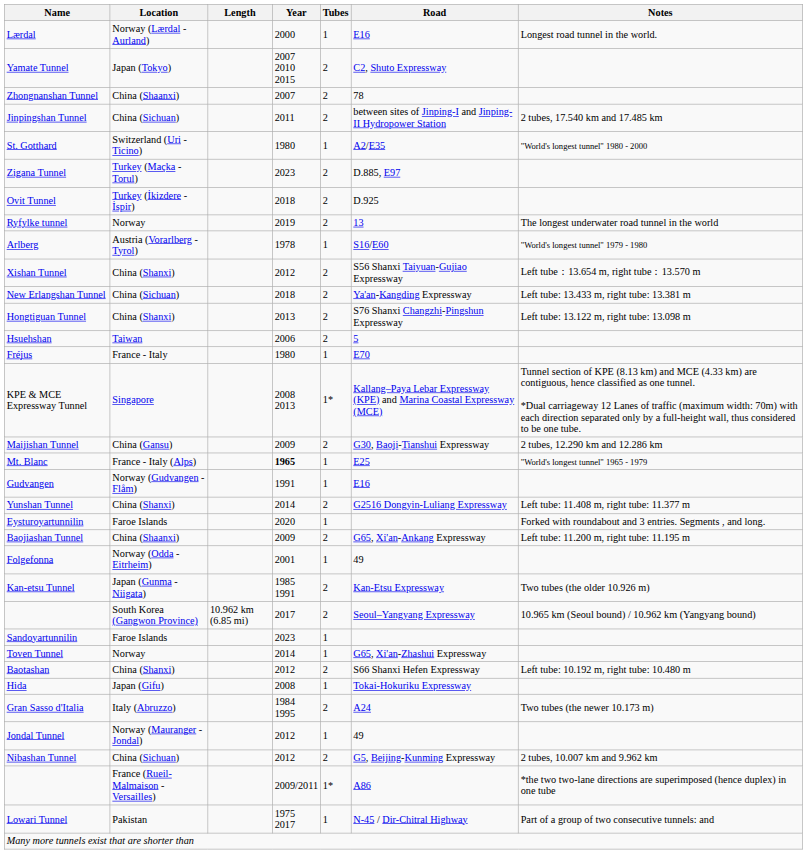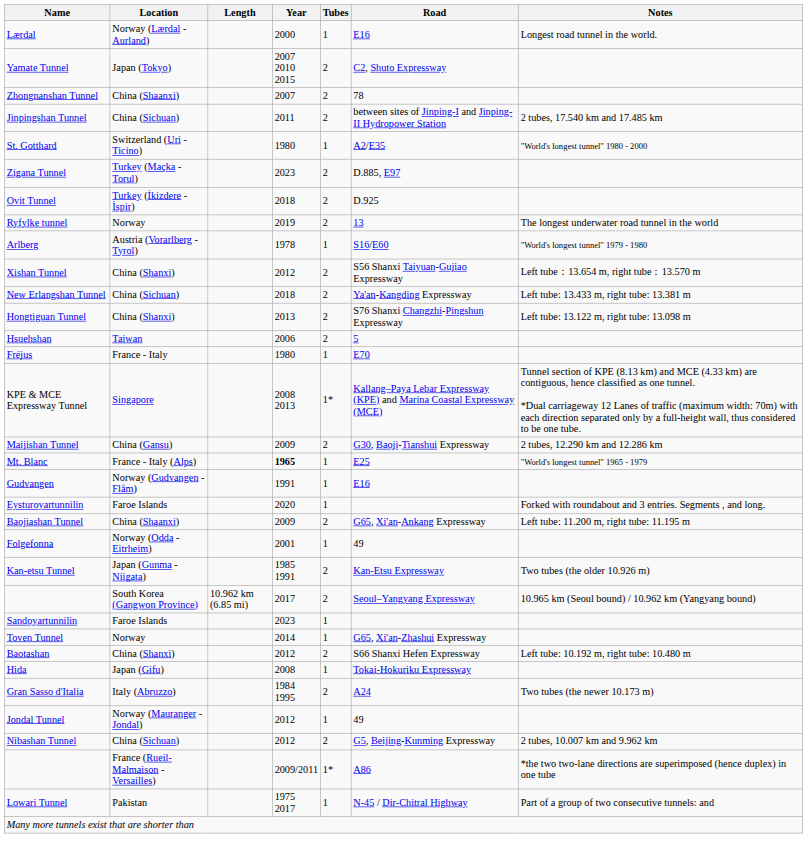- row: (40, 505)
